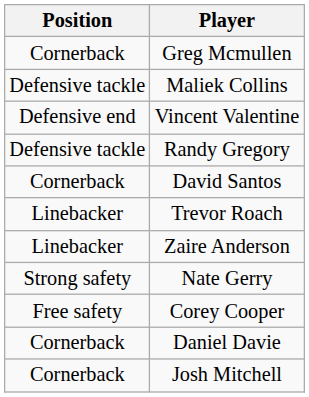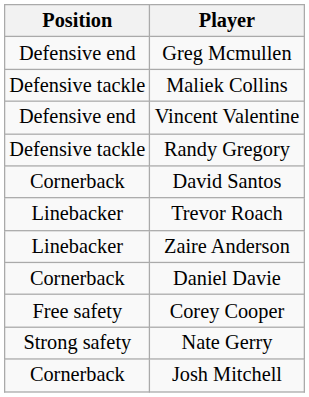(77, 52) Cornerback -> (77, 52) Defensive end
rows swapped: (227, 342) <-> (227, 278)
